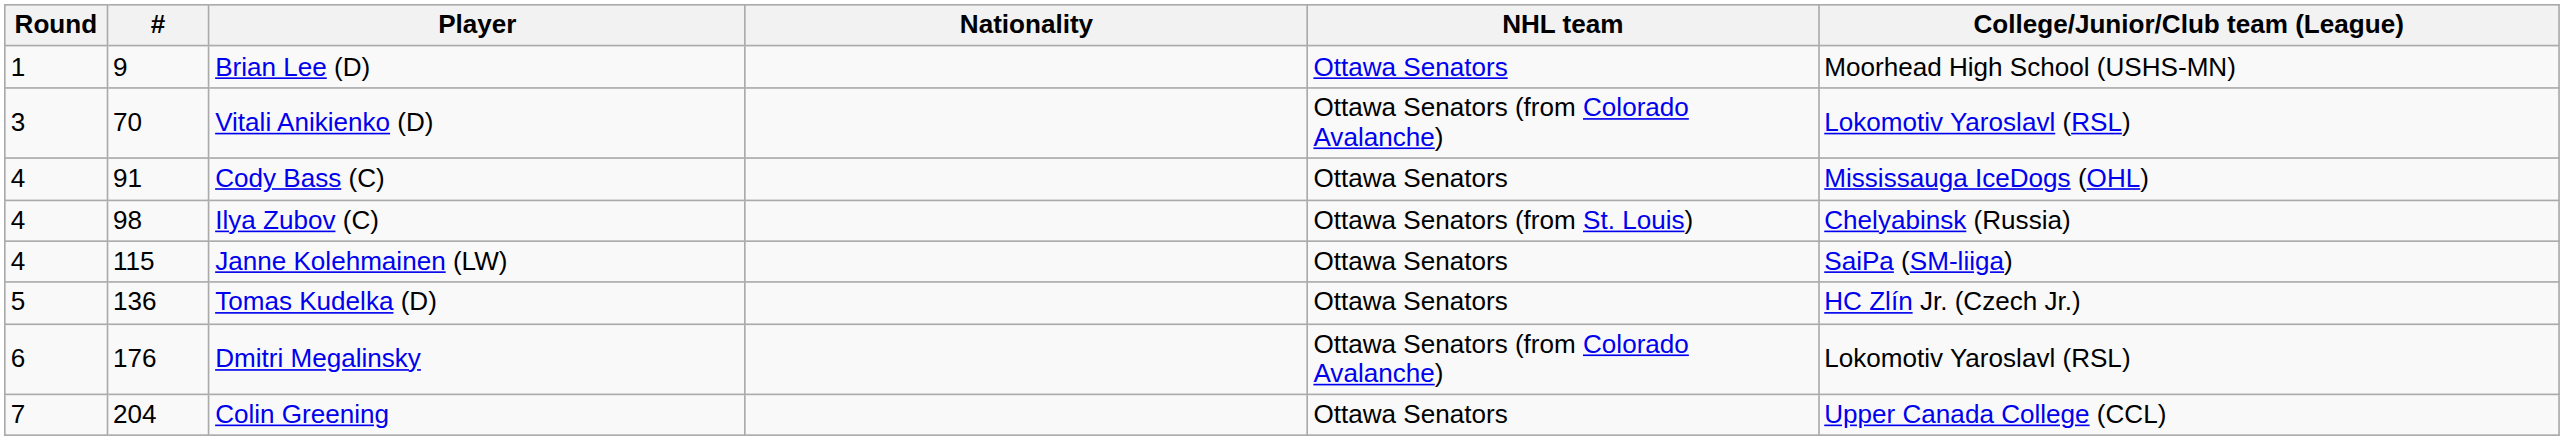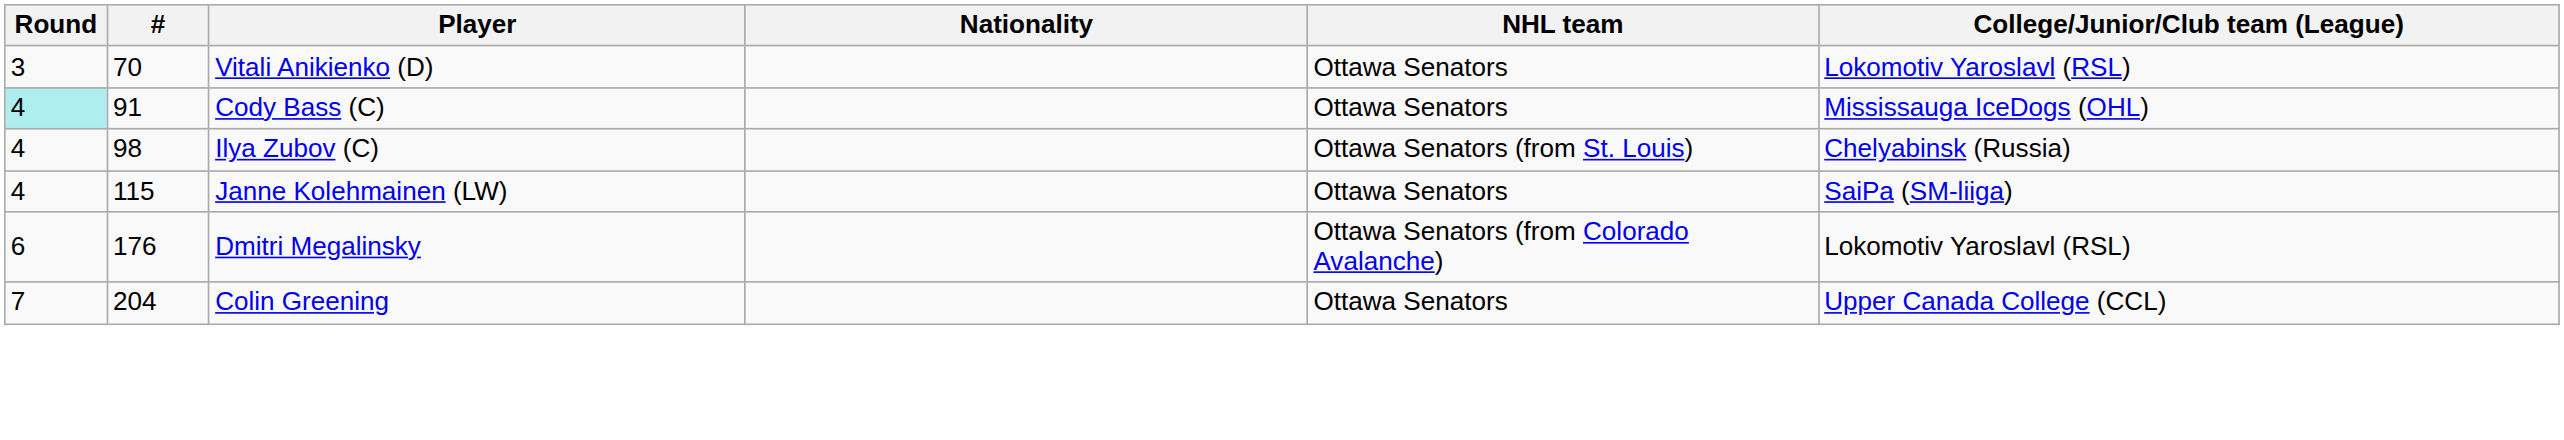- row: (293, 66)
(1501, 122) Ottawa Senators (from Colorado Avalanche) -> (1411, 66) Ottawa Senators
(18, 178) no background -> (18, 107) paleturquoise background
- row: (326, 302)
